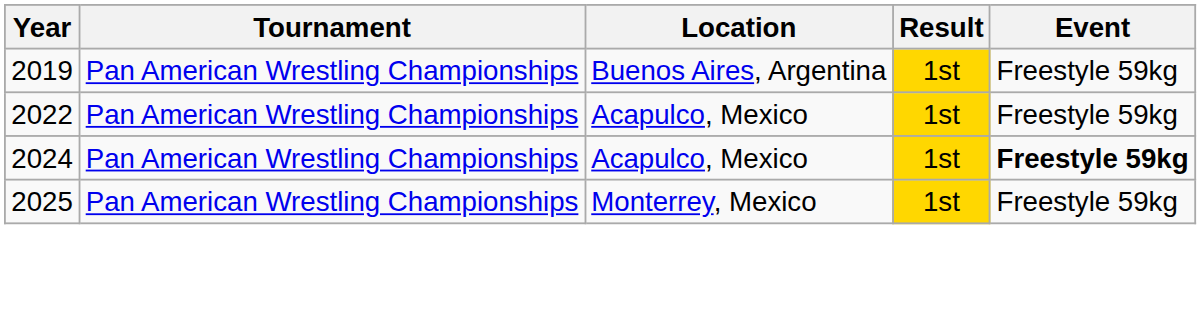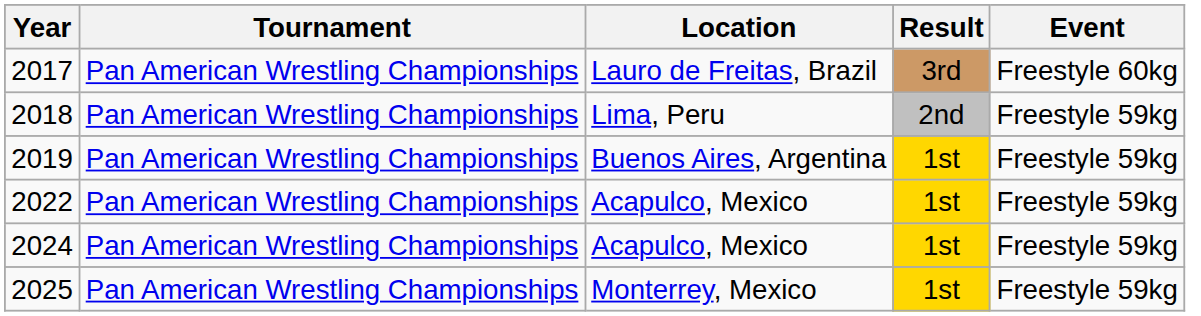+ row: (42, 71)
+ row: (42, 115)
(1093, 158) bold -> (1087, 246) normal
